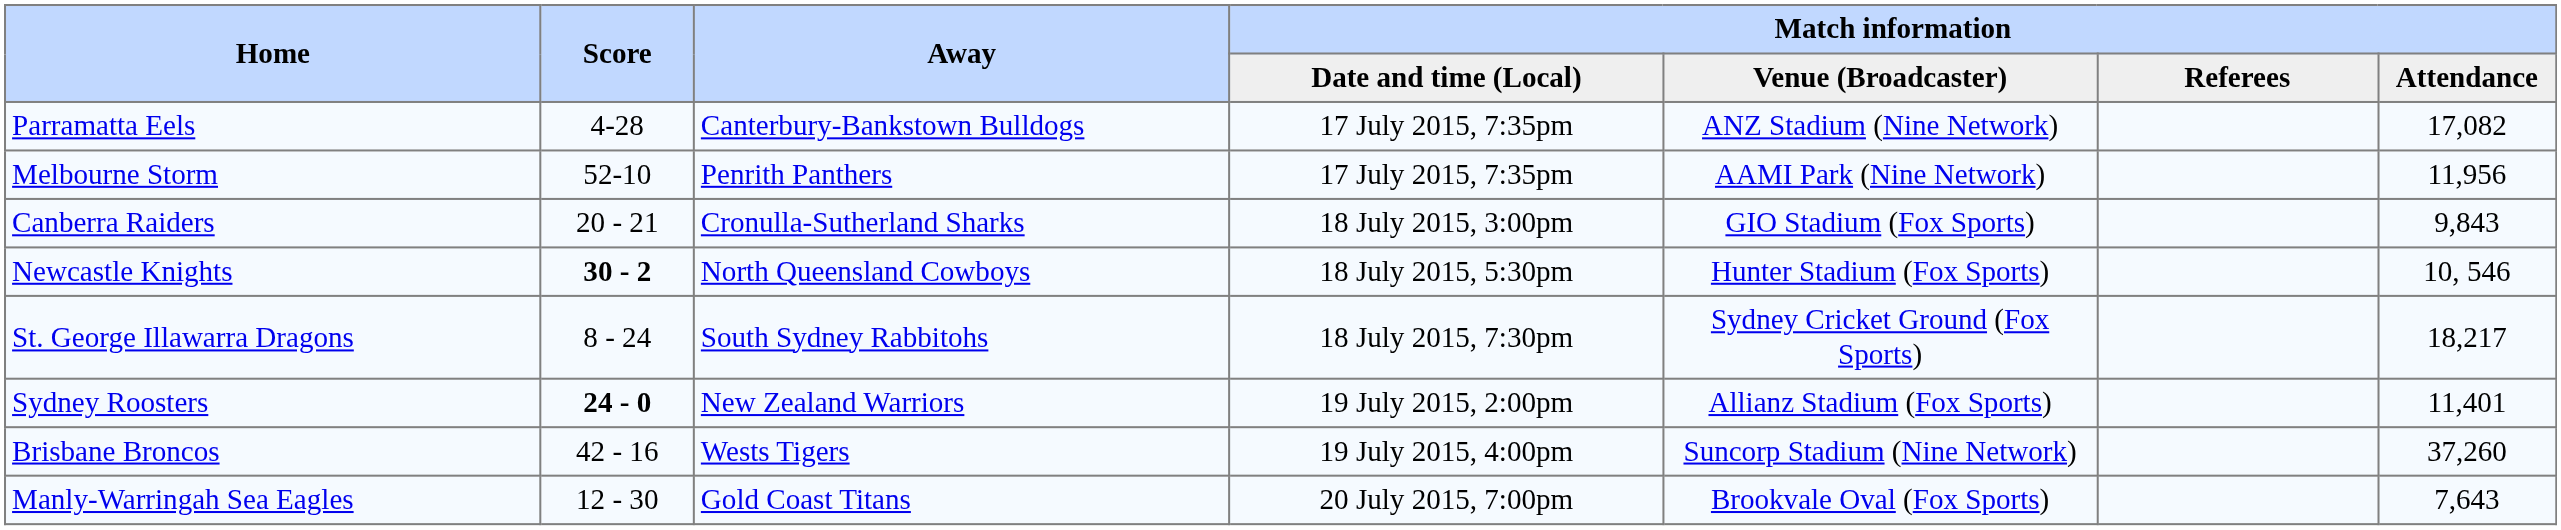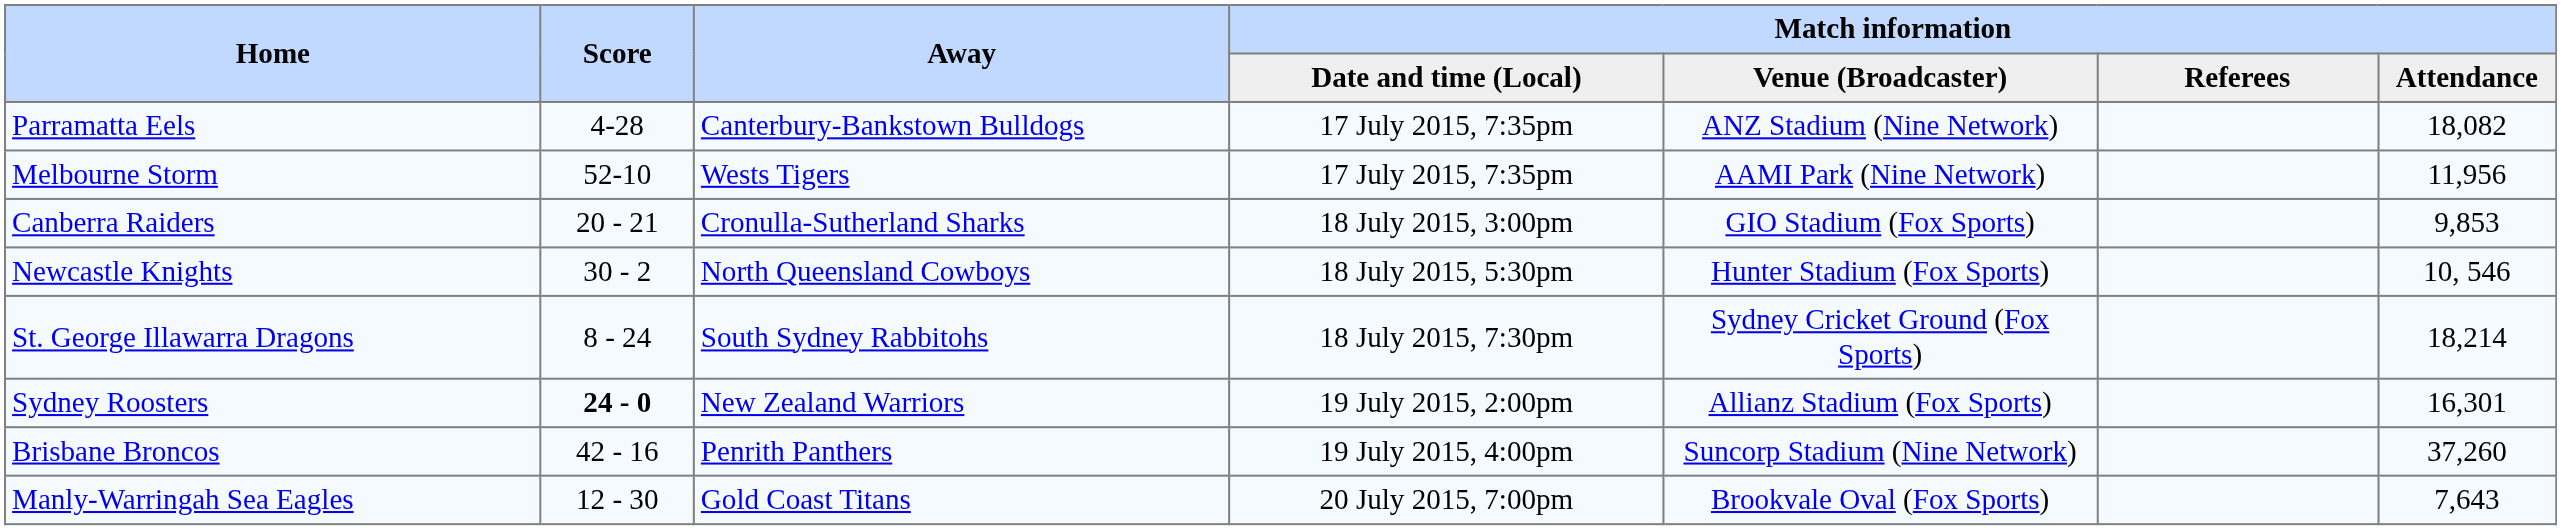(2467, 125) 17,082 -> (2467, 125) 18,082
(797, 174) Penrith Panthers -> (775, 174) Wests Tigers
(2467, 222) 9,843 -> (2467, 222) 9,853
(617, 271) bold -> (617, 271) normal
(2467, 336) 18,217 -> (2467, 336) 18,214
(2467, 402) 11,401 -> (2467, 402) 16,301
(775, 450) Wests Tigers -> (797, 450) Penrith Panthers
